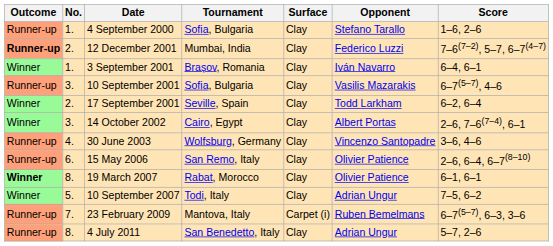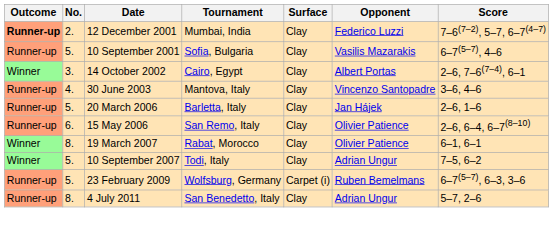- row: (130, 29)
- row: (130, 66)
(69, 85) 3. -> (69, 51) 5.
- row: (133, 103)
(233, 140) Wolfsburg, Germany -> (217, 89) Mantova, Italy
+ row: (122, 106)
(25, 178) bold -> (23, 143) normal
(69, 213) 7. -> (69, 179) 5.
(217, 213) Mantova, Italy -> (233, 179) Wolfsburg, Germany
